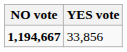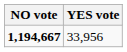(85, 36) 33,856 -> (85, 36) 33,956
